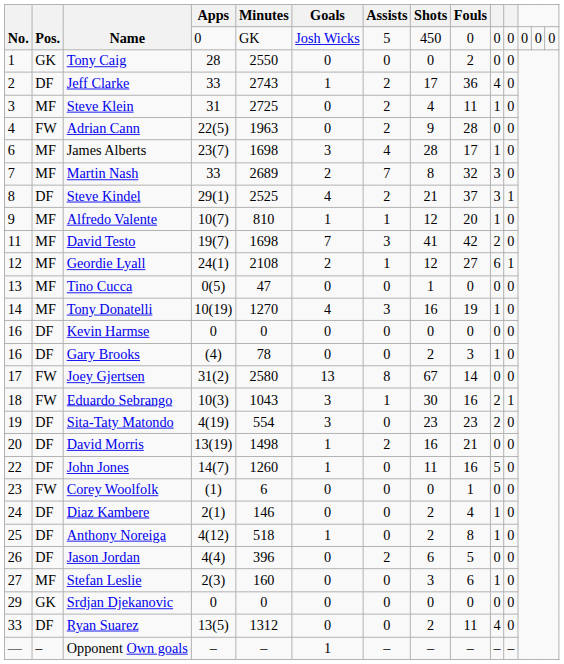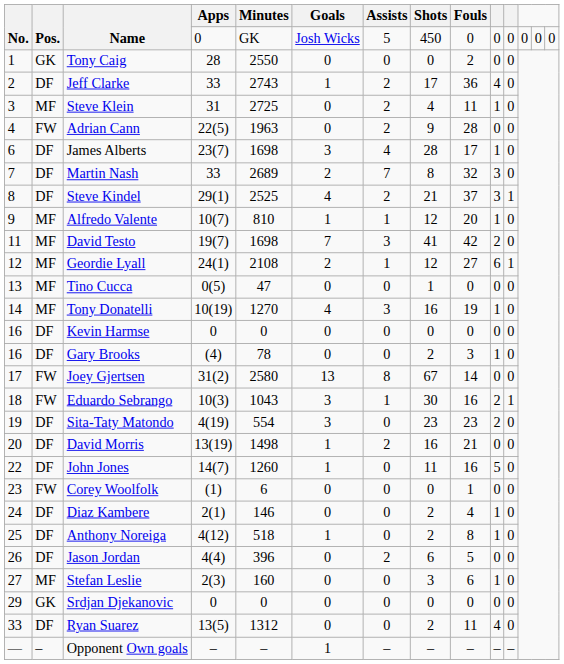(46, 151) MF -> (44, 151) DF
(46, 173) MF -> (44, 173) DF
